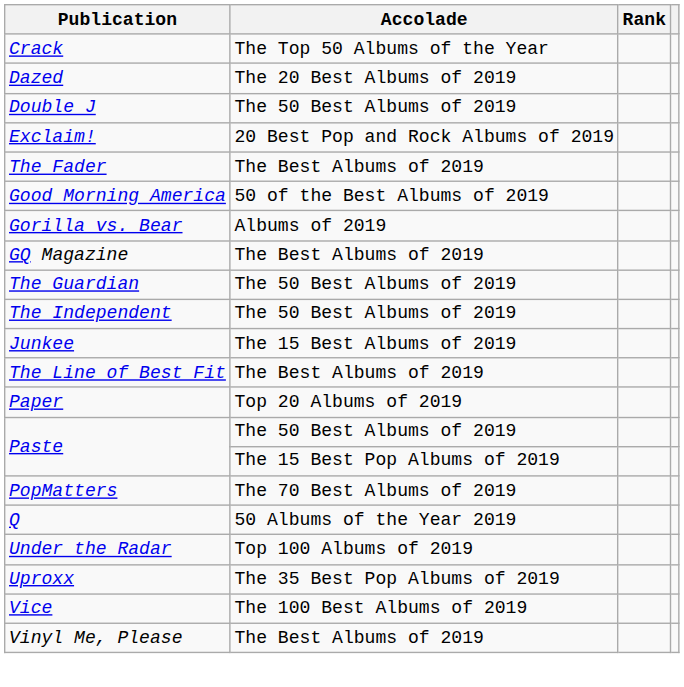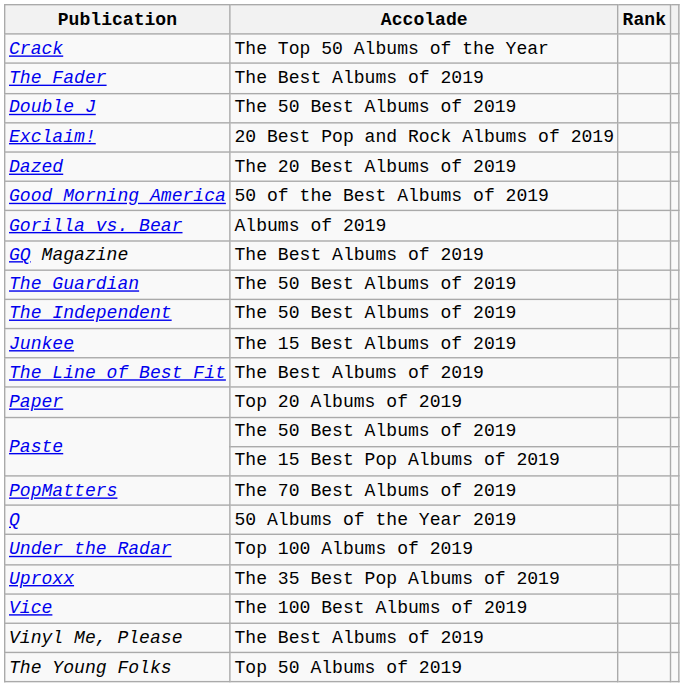rows swapped: (36, 78) <-> (58, 167)
+ row: (90, 667)
